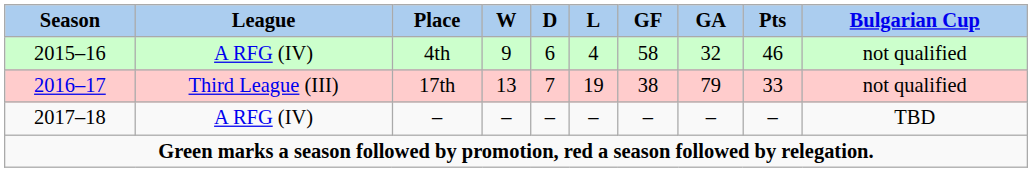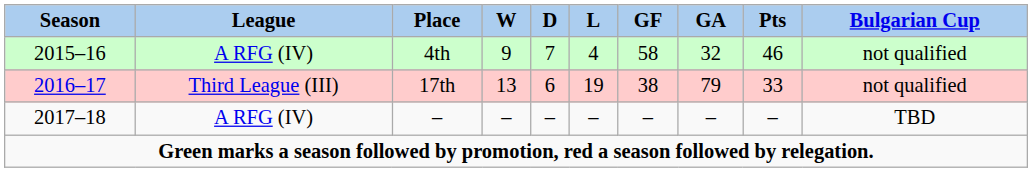(550, 53) 6 -> (550, 53) 7
(550, 85) 7 -> (550, 85) 6
